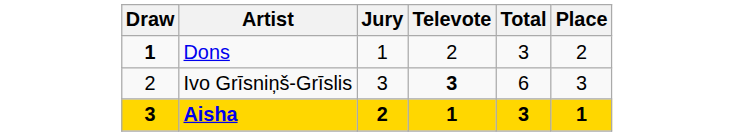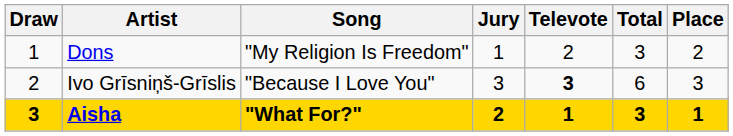+ column: (357, 20)
(150, 51) bold -> (34, 51) normal
